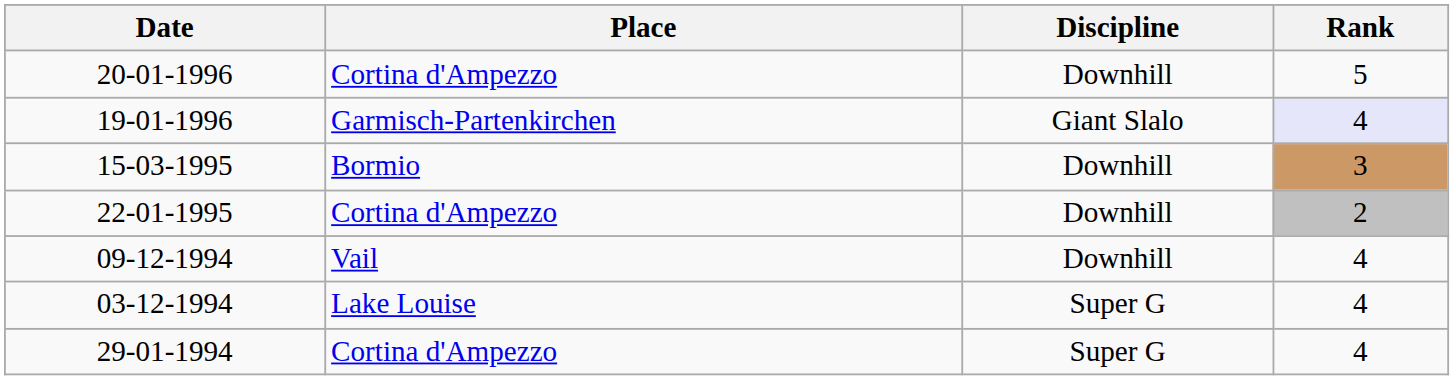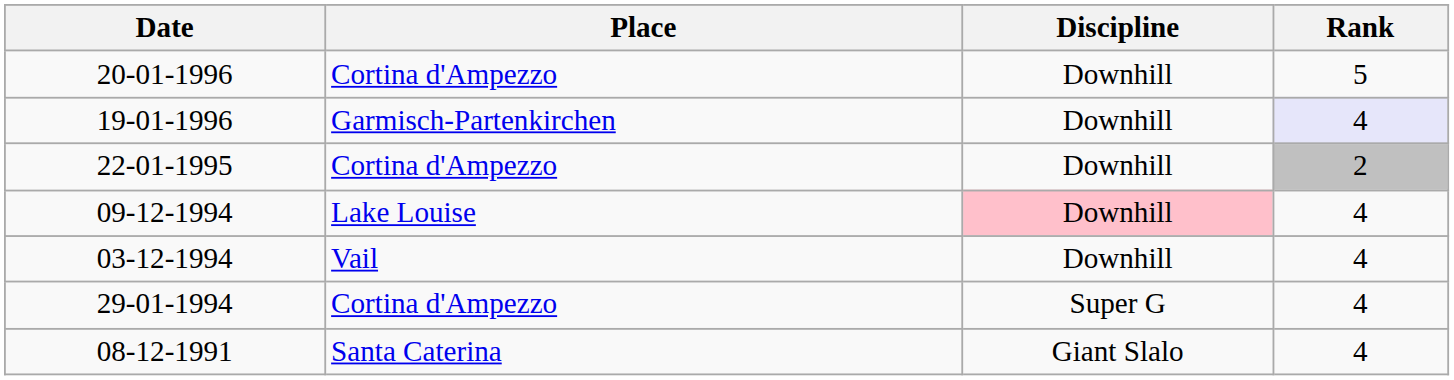(1118, 119) Giant Slalo -> (1118, 119) Downhill
- row: (165, 166)
(355, 258) Vail -> (403, 212) Lake Louise
(1118, 258) no background -> (1118, 212) pink background
(403, 304) Lake Louise -> (355, 258) Vail
(1118, 304) Super G -> (1118, 258) Downhill
+ row: (165, 350)
